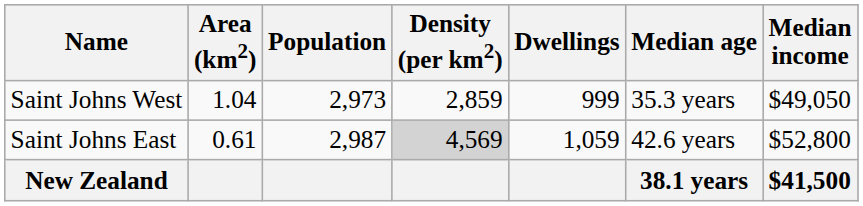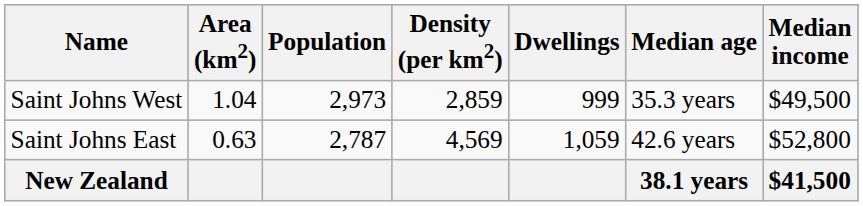(810, 99) $49,050 -> (810, 99) $49,500
(234, 140) 0.61 -> (234, 140) 0.63
(358, 140) 2,987 -> (358, 140) 2,787
(474, 140) lightgrey background -> (474, 140) no background
